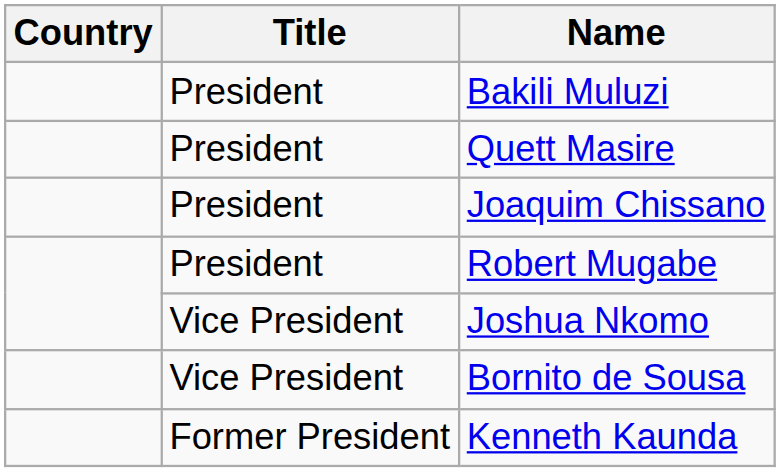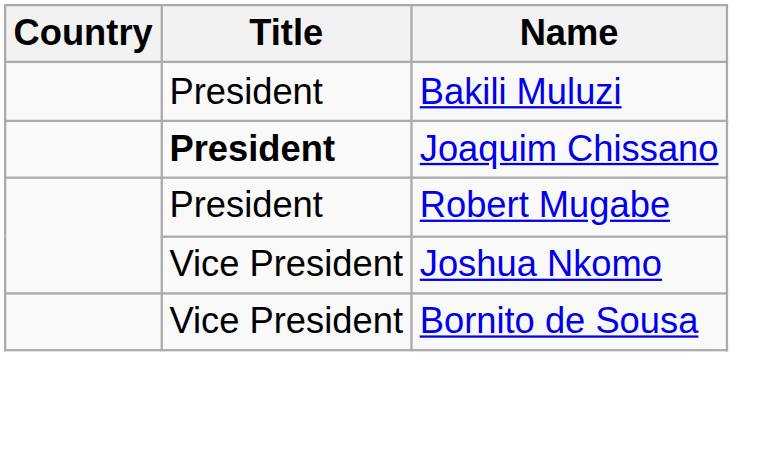- row: (571, 148)
(246, 206) normal -> (252, 148) bold
- row: (602, 436)
